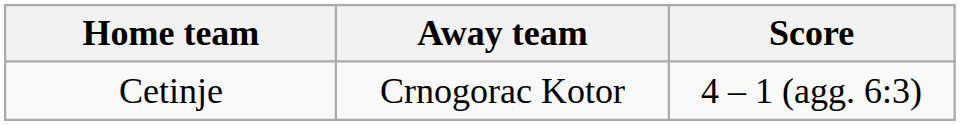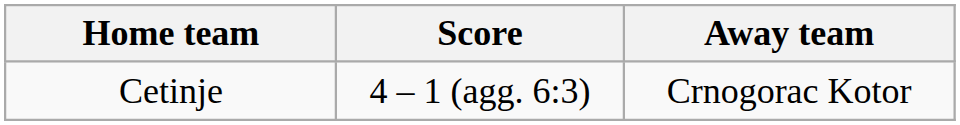columns swapped: (812, 33) <-> (503, 33)
